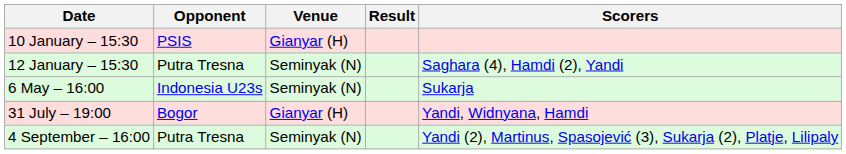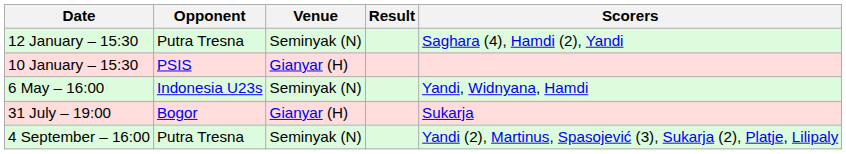rows swapped: (73, 40) <-> (73, 64)
(448, 88) Sukarja -> (505, 88) Yandi, Widnyana, Hamdi
(505, 112) Yandi, Widnyana, Hamdi -> (448, 112) Sukarja
